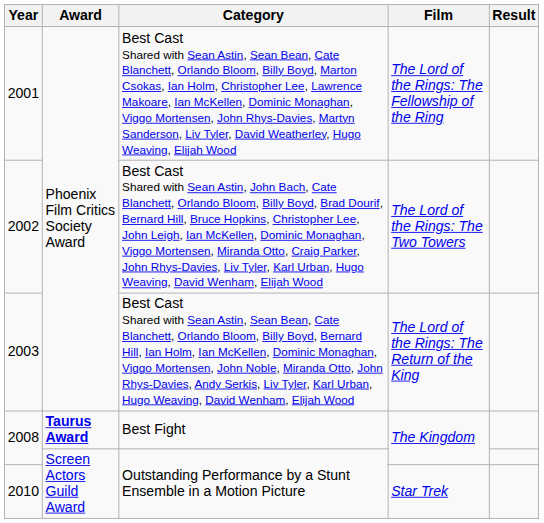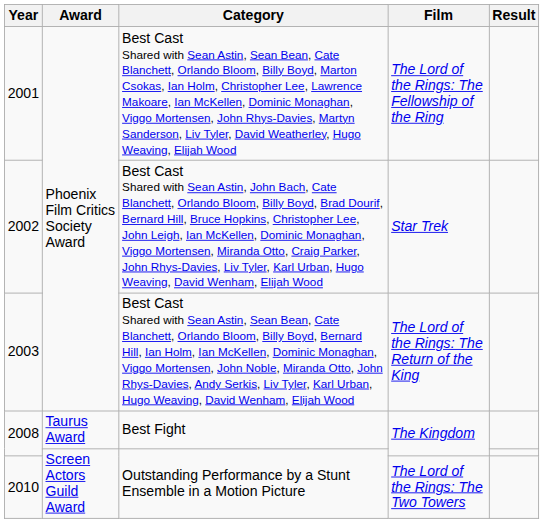(437, 226) The Lord of the Rings: The Two Towers -> (420, 226) Star Trek
(68, 429) bold -> (67, 429) normal
(420, 491) Star Trek -> (437, 487) The Lord of the Rings: The Two Towers
